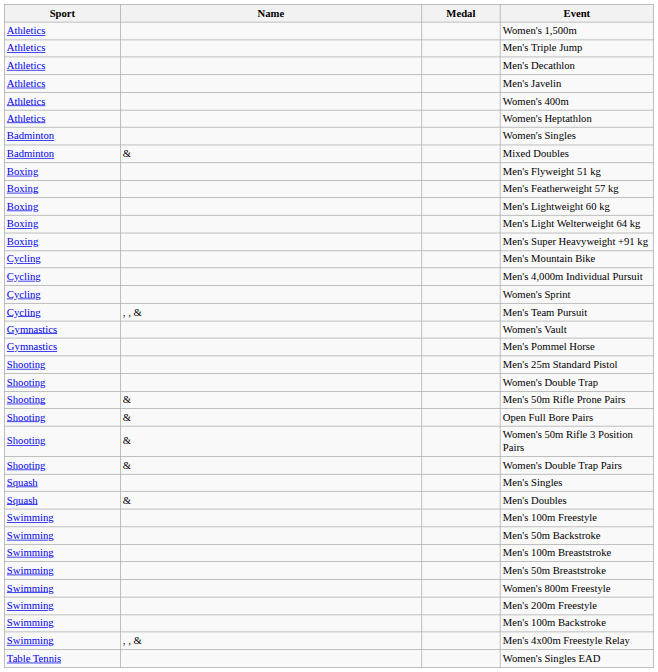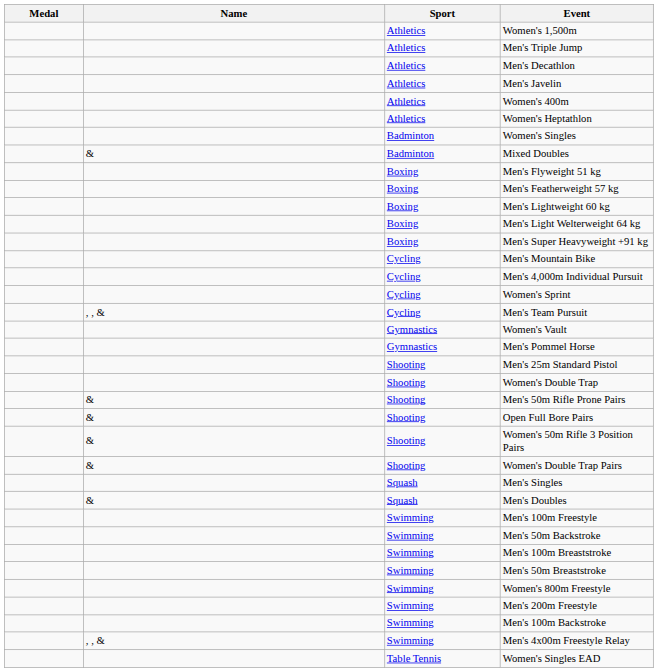columns swapped: (461, 13) <-> (62, 13)
